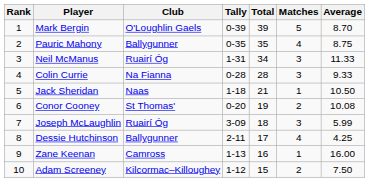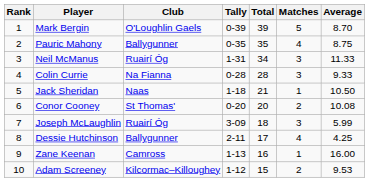(263, 106) 19 -> (263, 106) 20
(343, 169) 7.50 -> (343, 169) 9.53
